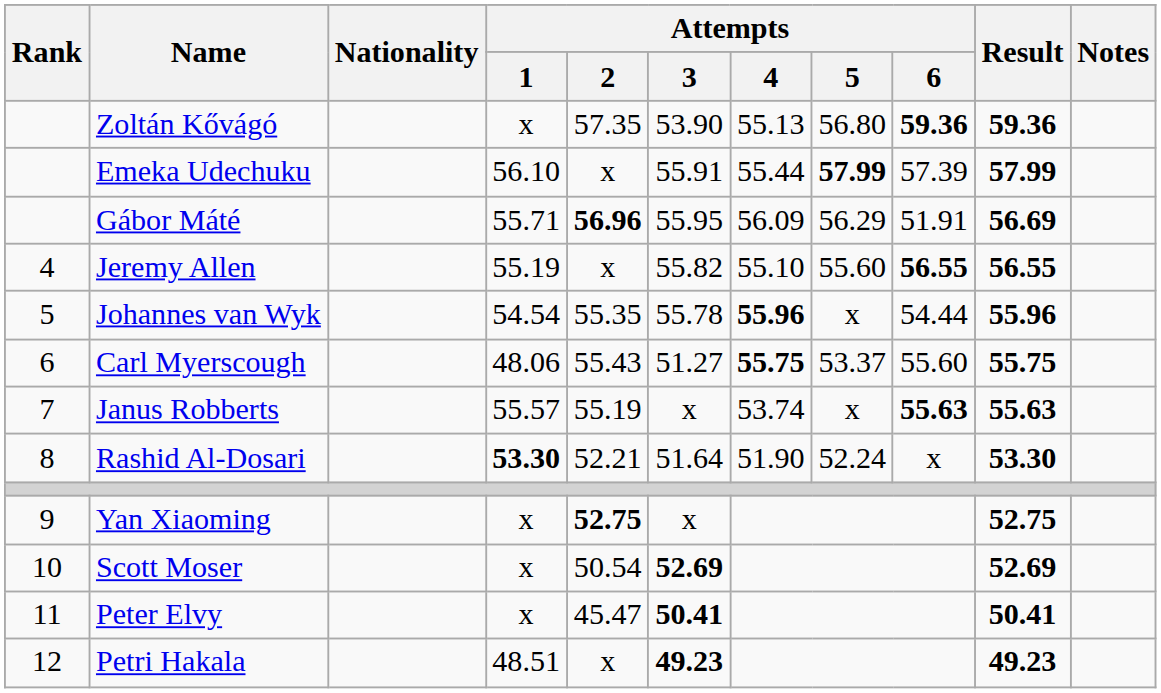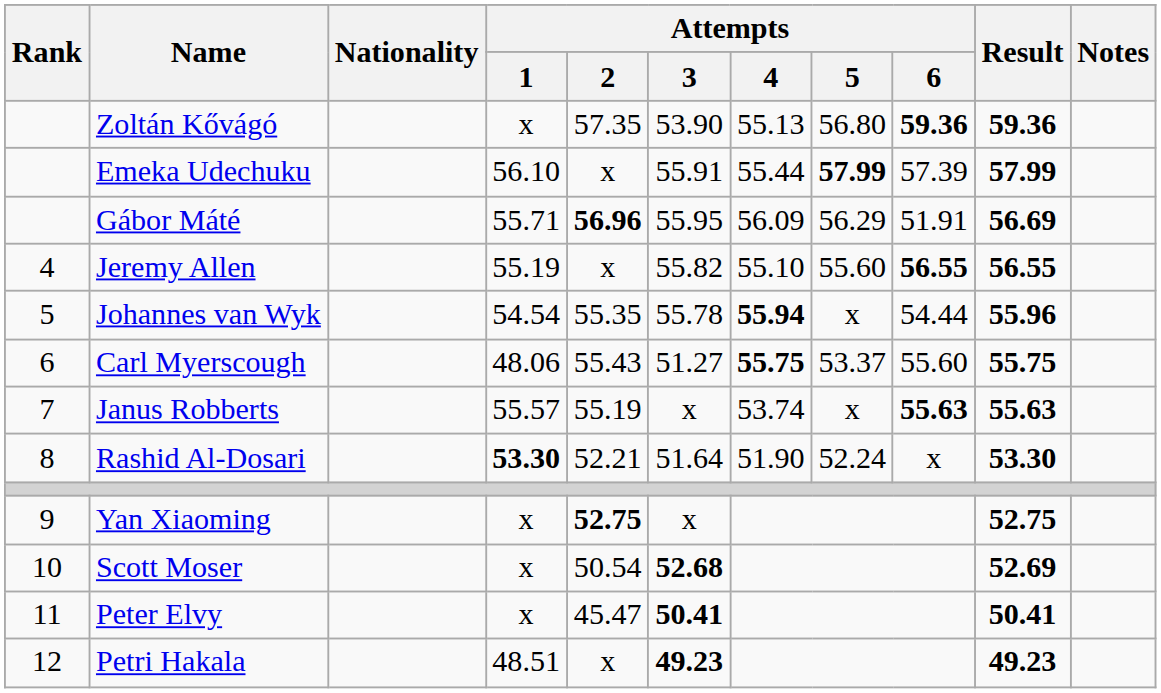(771, 314) 55.96 -> (771, 314) 55.94
(689, 566) 52.69 -> (689, 566) 52.68
